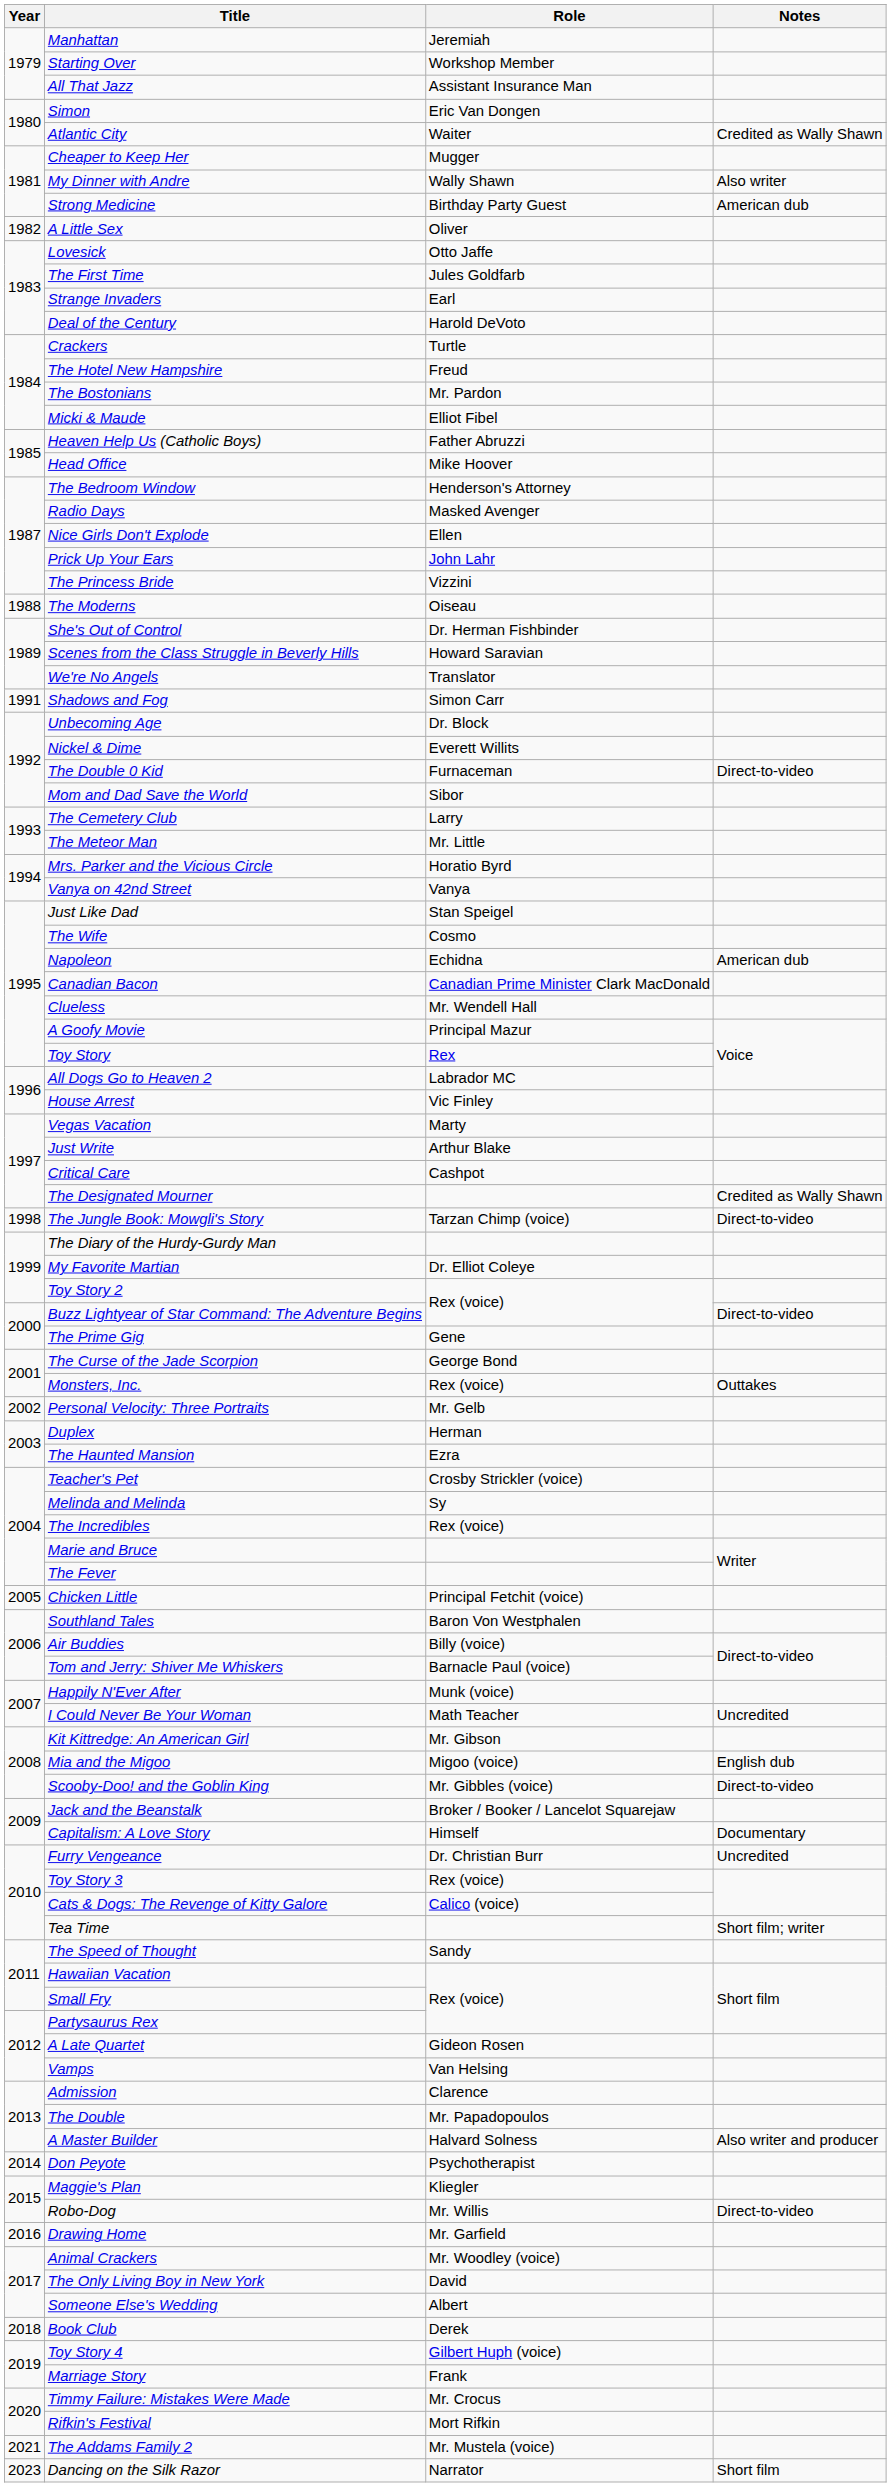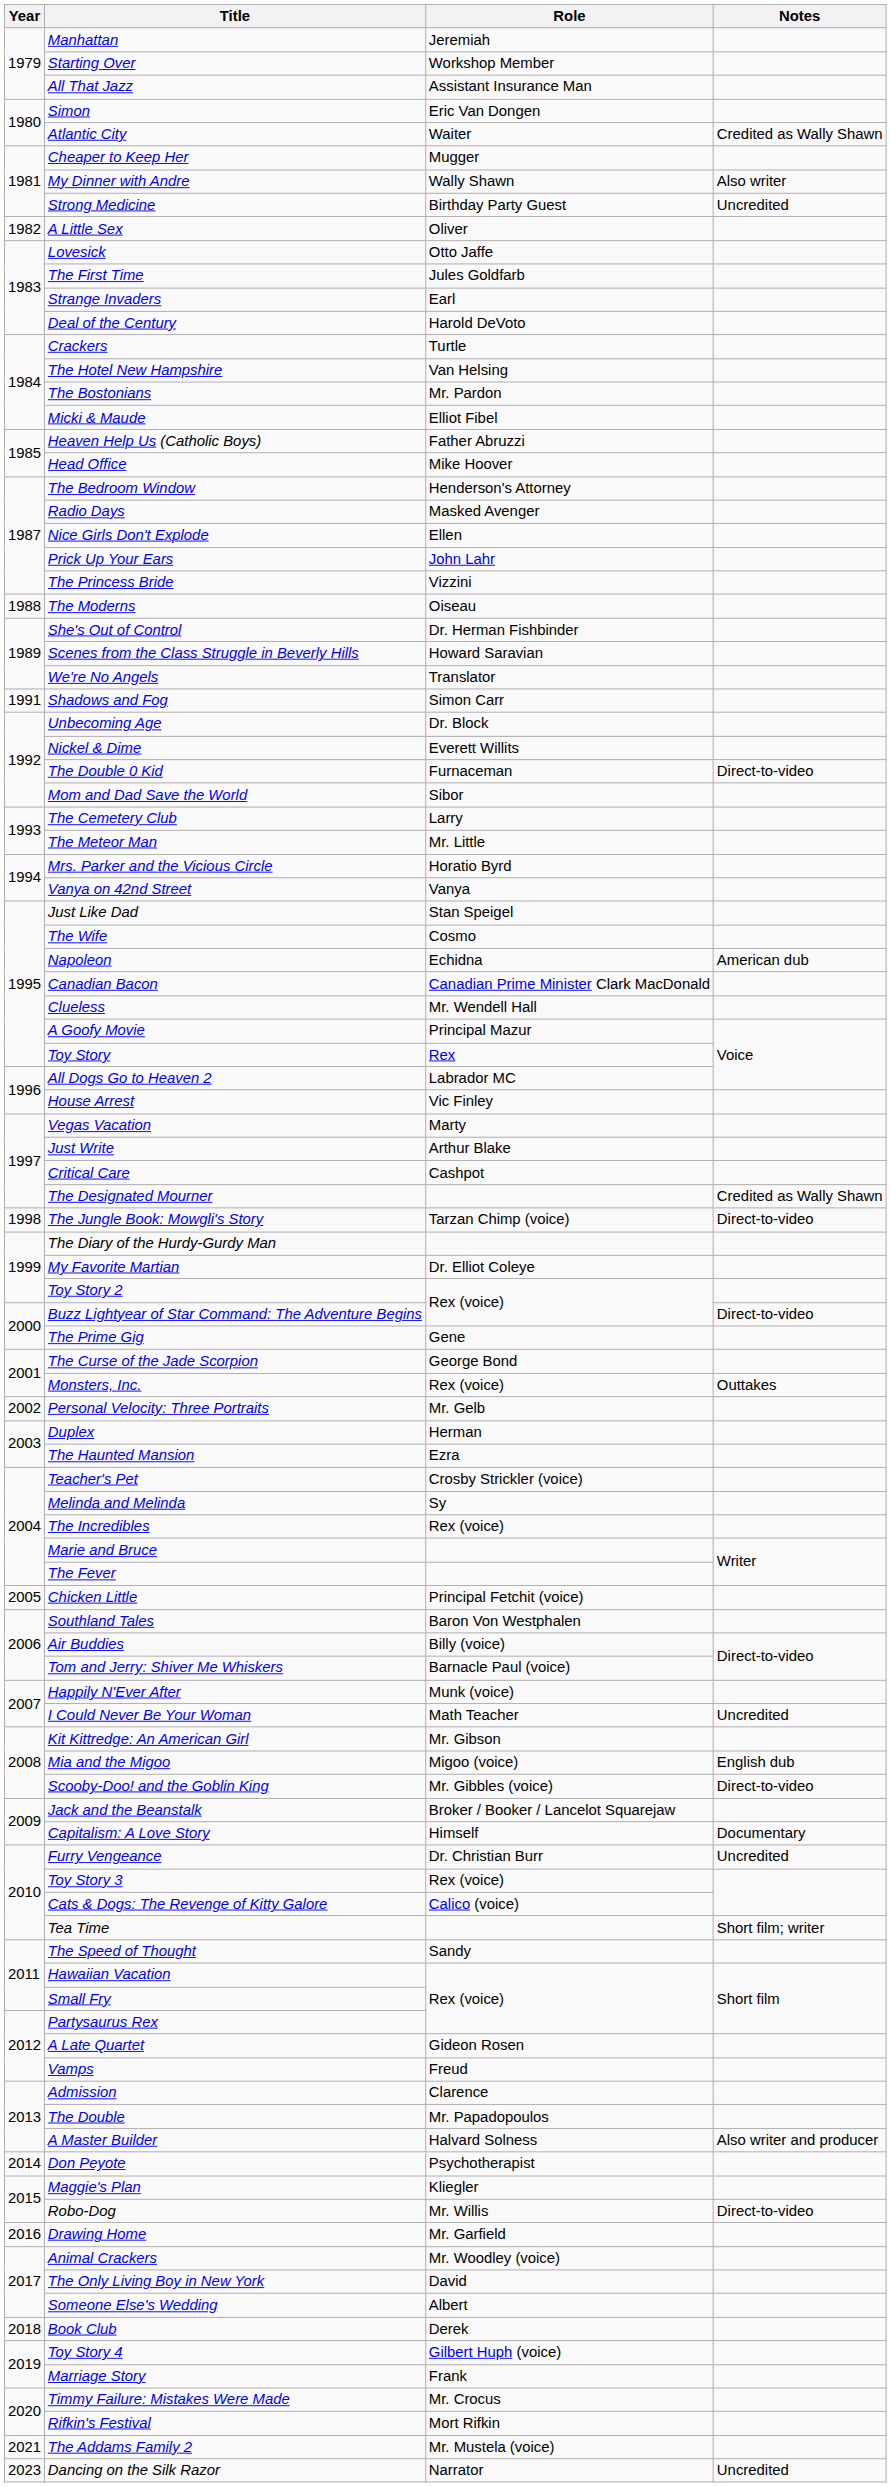(763, 205) American dub -> (753, 205) Uncredited
(448, 370) Freud -> (468, 370) Van Helsing
(468, 2069) Van Helsing -> (448, 2069) Freud
(748, 2470) Short film -> (753, 2470) Uncredited
